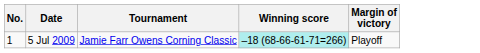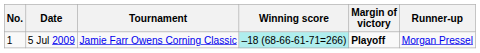+ column: (437, 18)
(367, 40) normal -> (368, 40) bold
